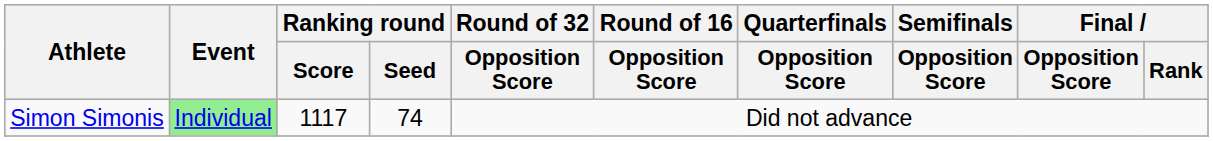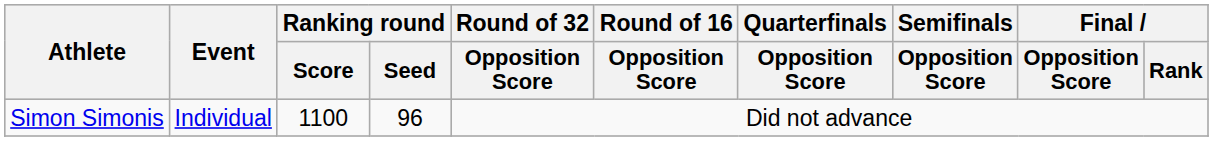(223, 118) lightgreen background -> (223, 118) no background
(323, 118) 1117 -> (323, 118) 1100
(410, 118) 74 -> (410, 118) 96
